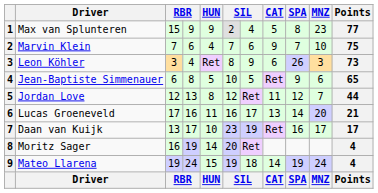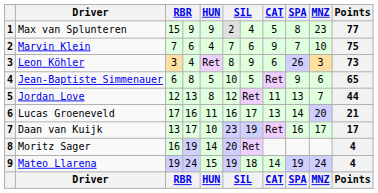(297, 97) 12 -> (297, 97) 13
